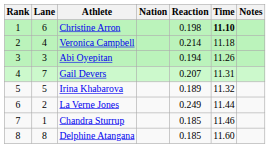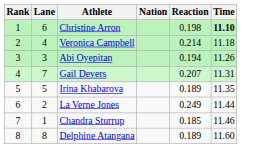- column: (251, 12)
(224, 89) 11.32 -> (224, 89) 11.35
(190, 136) 0.185 -> (190, 136) 0.189
